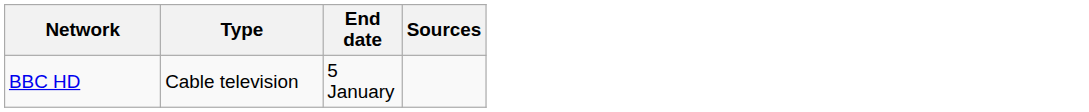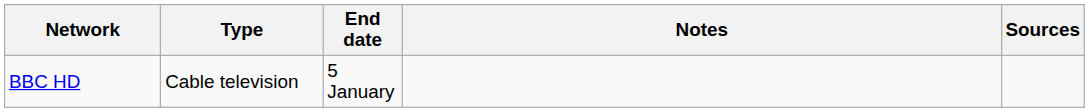+ column: (702, 30)
